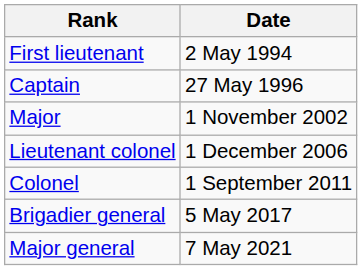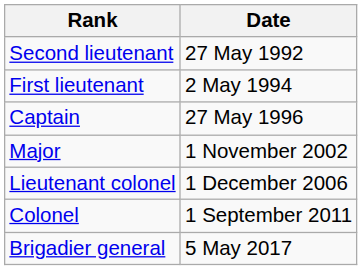+ row: (91, 53)
- row: (72, 248)
